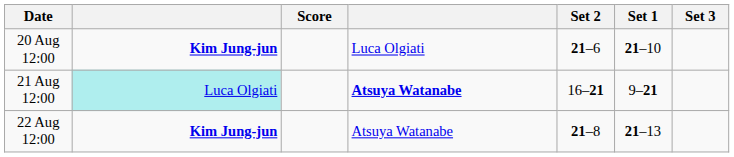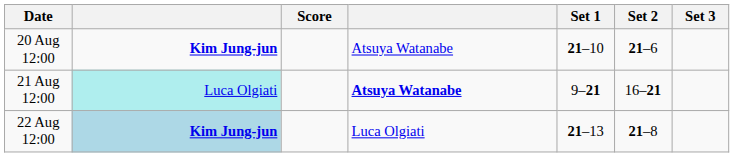columns swapped: (643, 16) <-> (586, 16)
(388, 49) Luca Olgiati -> (402, 49) Atsuya Watanabe
(234, 131) no background -> (234, 131) lightblue background
(402, 131) Atsuya Watanabe -> (388, 131) Luca Olgiati
